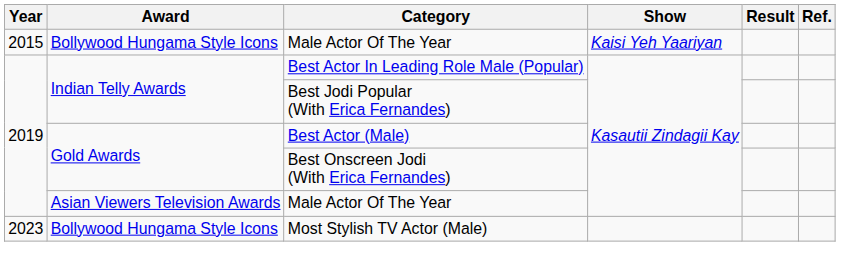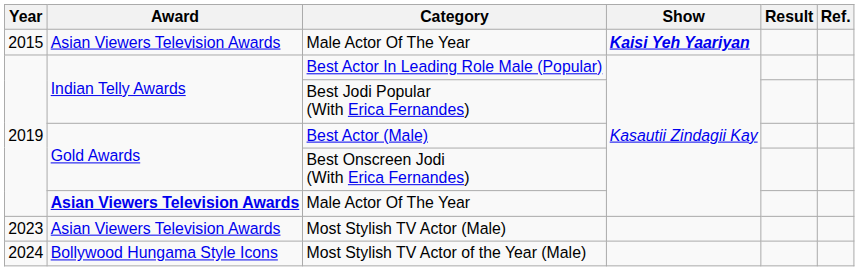(164, 42) Bollywood Hungama Style Icons -> (166, 42) Asian Viewers Television Awards
(657, 42) normal -> (680, 42) bold
(166, 203) normal -> (175, 203) bold
(164, 228) Bollywood Hungama Style Icons -> (166, 228) Asian Viewers Television Awards
+ row: (26, 253)
